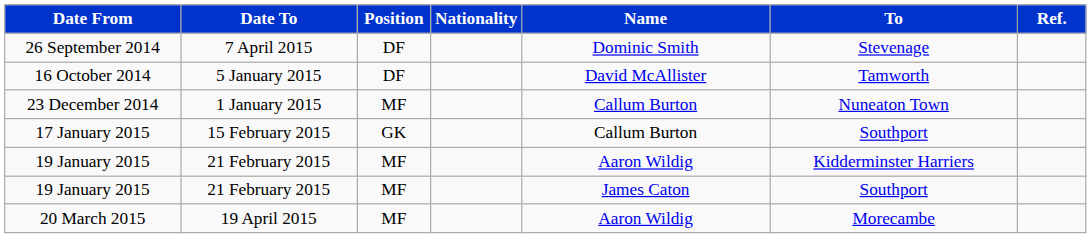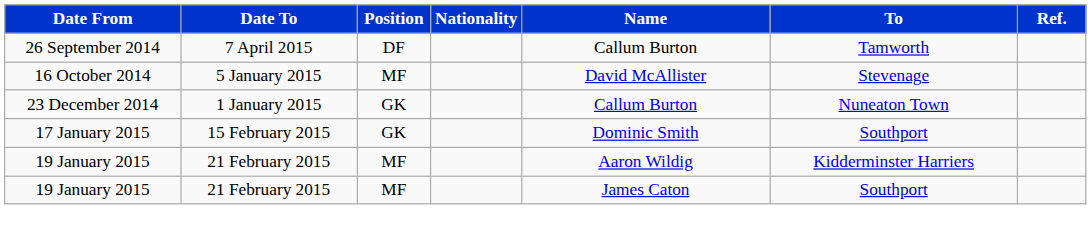(646, 47) Dominic Smith -> (646, 47) Callum Burton
(894, 47) Stevenage -> (894, 47) Tamworth
(394, 76) DF -> (394, 76) MF
(894, 76) Tamworth -> (894, 76) Stevenage
(394, 104) MF -> (394, 104) GK
(646, 133) Callum Burton -> (646, 133) Dominic Smith
- row: (93, 218)
